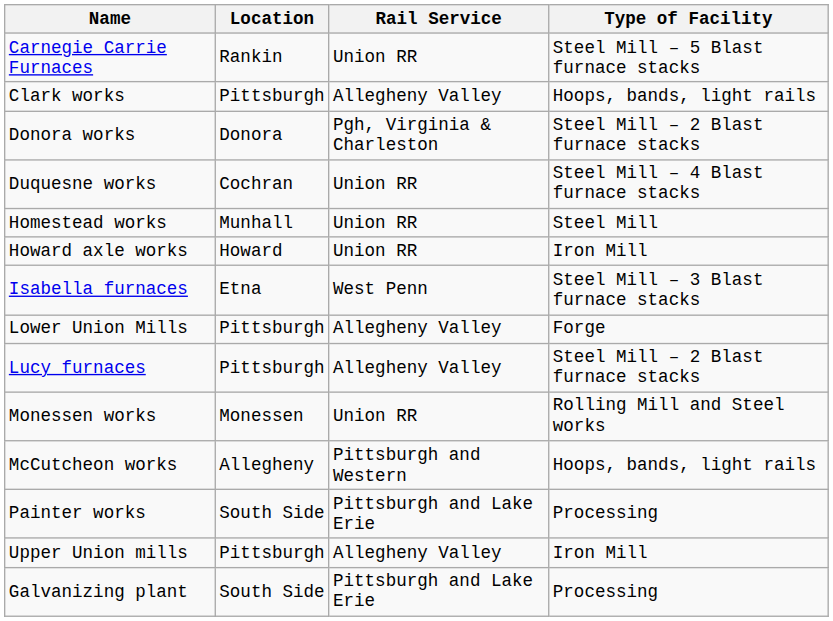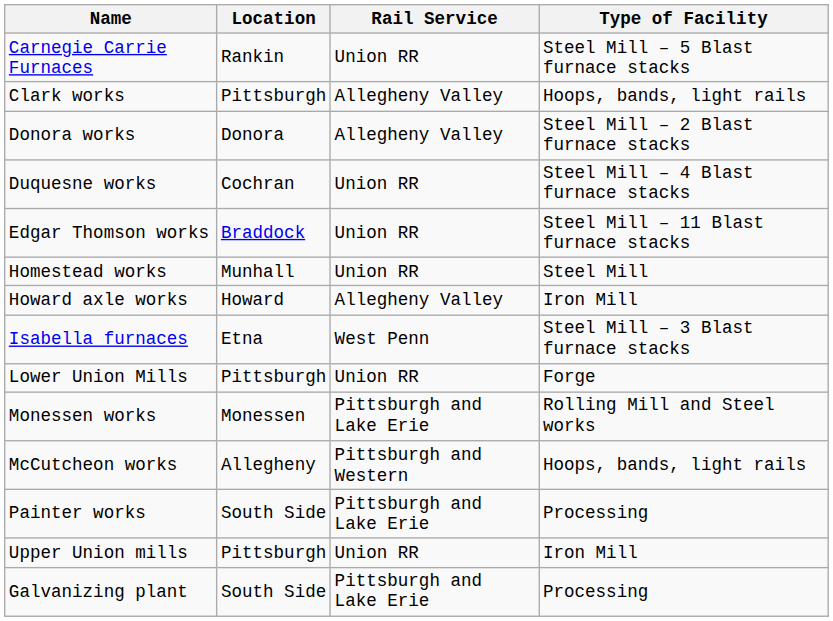(412, 135) Pgh, Virginia & Charleston -> (419, 135) Allegheny Valley
+ row: (109, 233)
(375, 251) Union RR -> (419, 300) Allegheny Valley
(417, 329) Allegheny Valley -> (377, 378) Union RR
- row: (77, 368)
(375, 416) Union RR -> (408, 416) Pittsburgh and Lake Erie
(417, 553) Allegheny Valley -> (377, 553) Union RR
